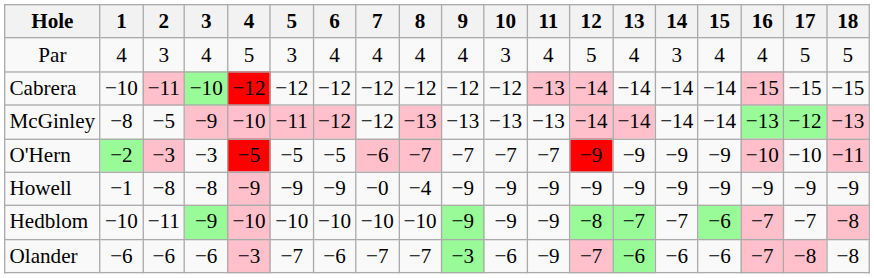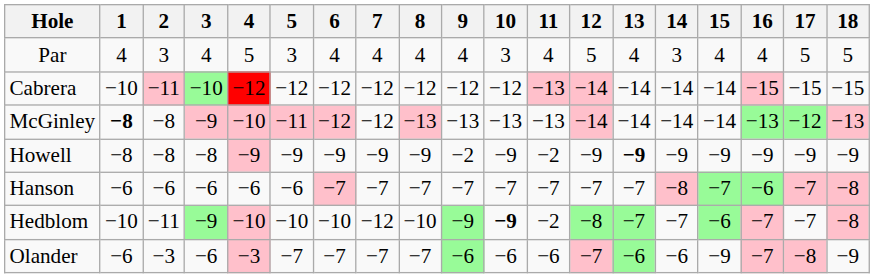(121, 121) normal -> (121, 121) bold
(164, 121) −5 -> (164, 121) −8
(634, 121) pink background -> (634, 121) no background
- row: (40, 155)
(121, 188) −1 -> (121, 155) −8
(377, 188) −0 -> (377, 155) −9
(420, 188) −4 -> (420, 155) −9
(463, 188) −9 -> (463, 155) −2
(548, 188) −9 -> (548, 155) −2
(634, 188) normal -> (634, 155) bold
+ row: (42, 188)
(377, 222) −10 -> (377, 222) −12
(506, 222) normal -> (506, 222) bold
(548, 222) −9 -> (548, 222) −2
(164, 255) −6 -> (164, 255) −3
(335, 255) −6 -> (335, 255) −7
(463, 255) −3 -> (463, 255) −6
(548, 255) −9 -> (548, 255) −6
(720, 255) −6 -> (720, 255) −9
(848, 255) −8 -> (848, 255) −9
